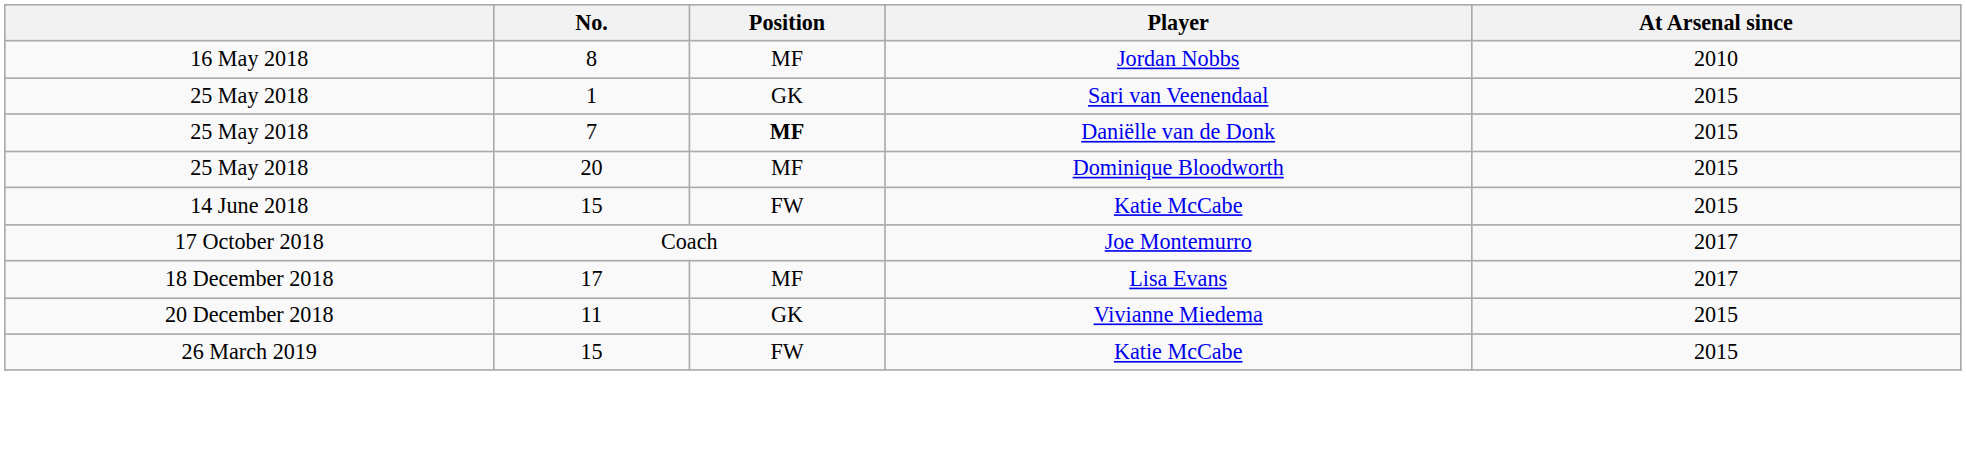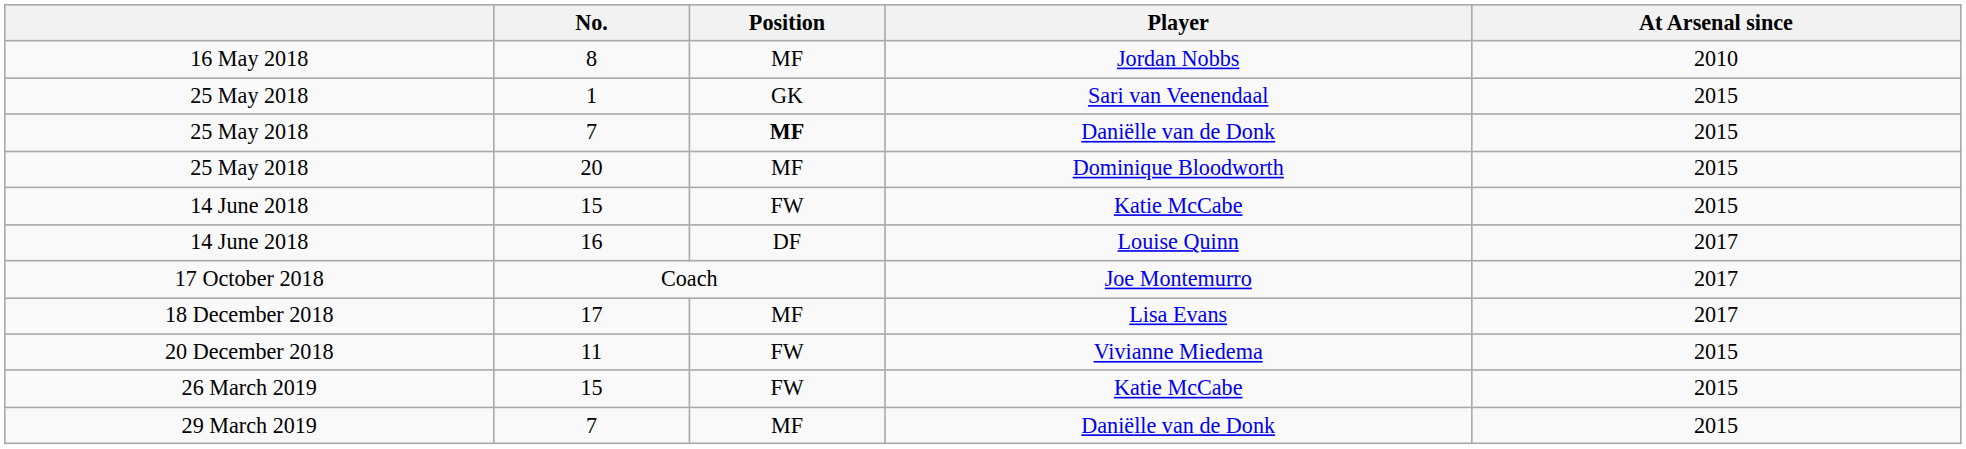+ row: (249, 241)
(787, 314) GK -> (787, 351) FW
+ row: (249, 424)
